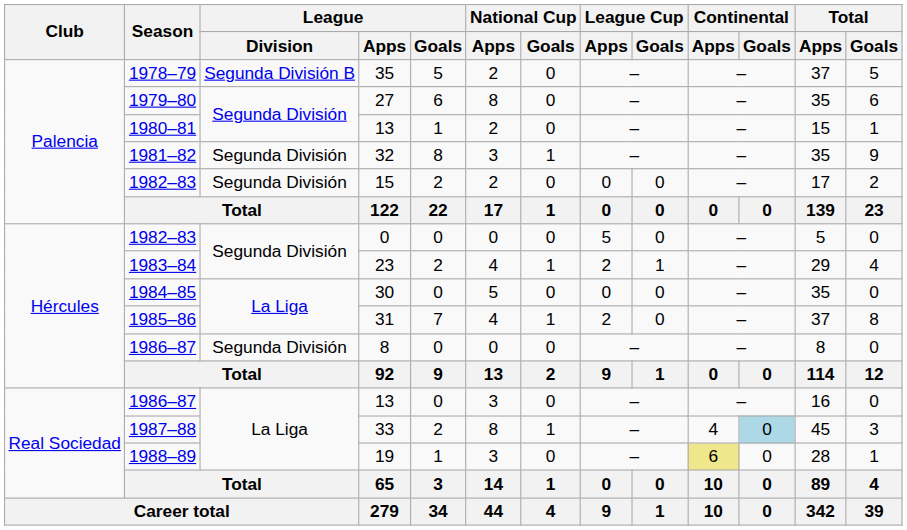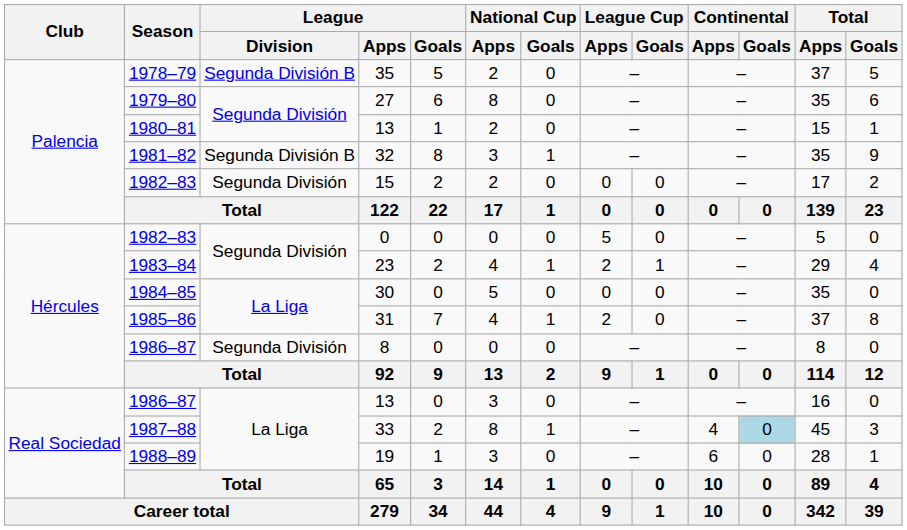(280, 155) Segunda División -> (280, 155) Segunda División B
(713, 456) khaki background -> (713, 456) no background
